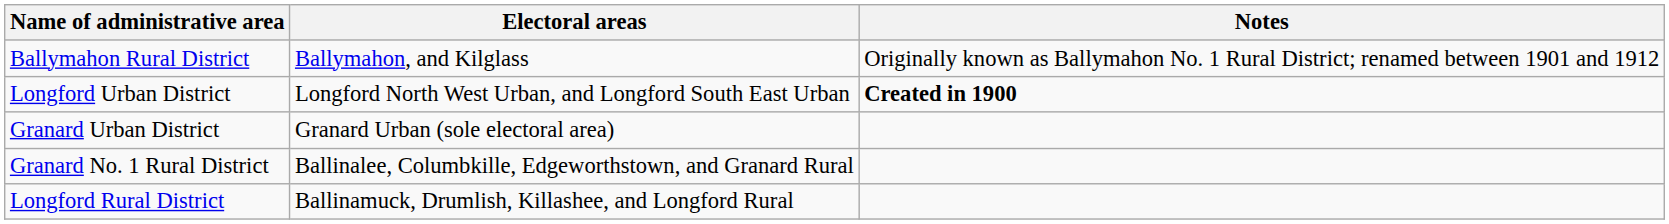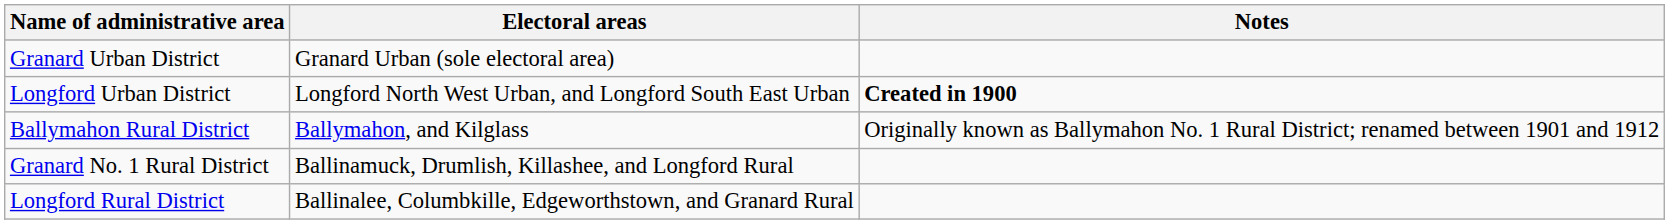rows swapped: (115, 129) <-> (130, 58)
(574, 165) Ballinalee, Columbkille, Edgeworthstown, and Granard Rural -> (544, 165) Ballinamuck, Drumlish, Killashee, and Longford Rural
(544, 201) Ballinamuck, Drumlish, Killashee, and Longford Rural -> (574, 201) Ballinalee, Columbkille, Edgeworthstown, and Granard Rural
